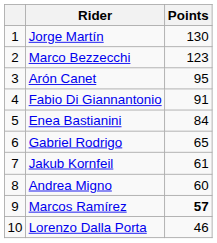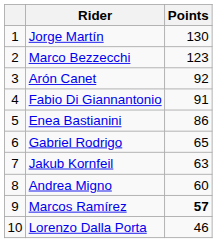(201, 79) 95 -> (201, 79) 92
(201, 121) 84 -> (201, 121) 86
(201, 163) 61 -> (201, 163) 63
